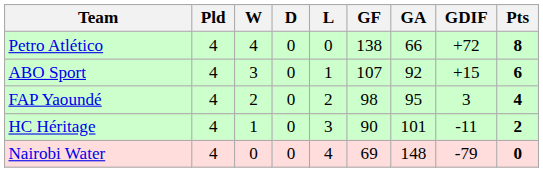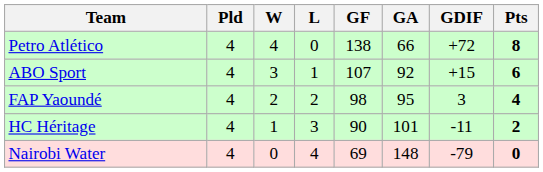- column: (291, 18)
